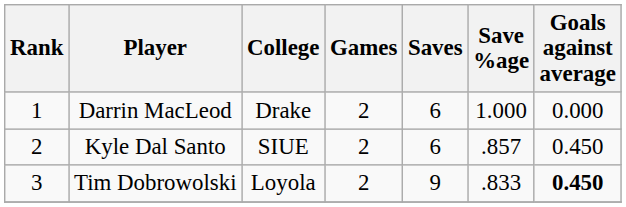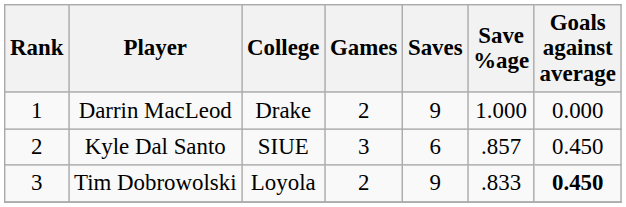(435, 110) 6 -> (435, 110) 9
(364, 146) 2 -> (364, 146) 3
